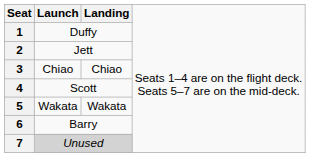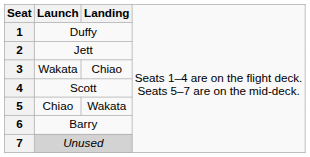(58, 69) Chiao -> (58, 69) Wakata
(58, 106) Wakata -> (58, 106) Chiao
